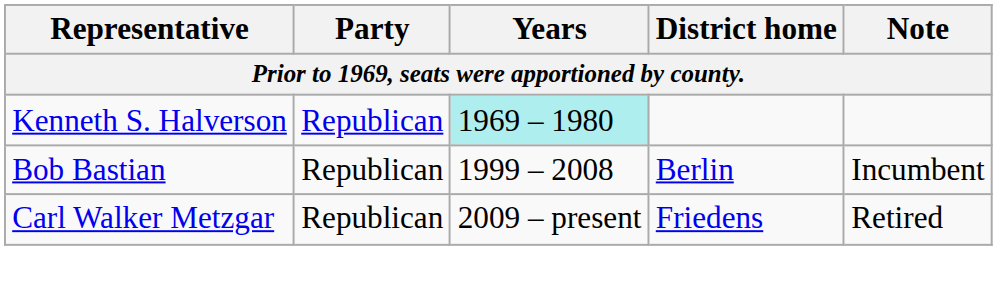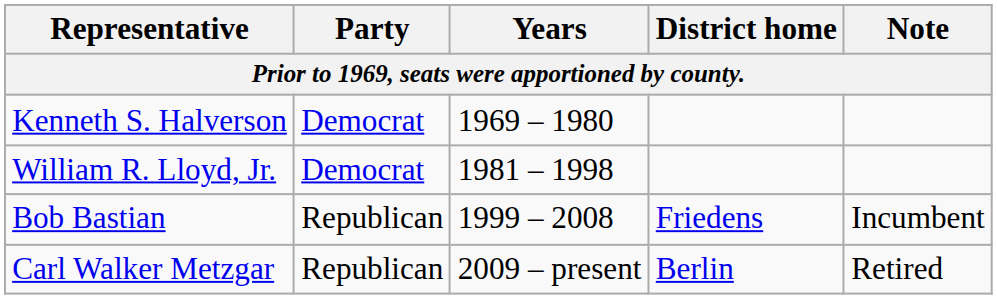(372, 119) Republican -> (363, 119) Democrat
(536, 119) paleturquoise background -> (536, 119) no background
+ row: (144, 169)
(695, 169) Berlin -> (710, 218) Friedens
(710, 218) Friedens -> (695, 268) Berlin
